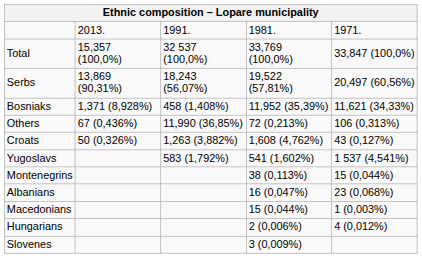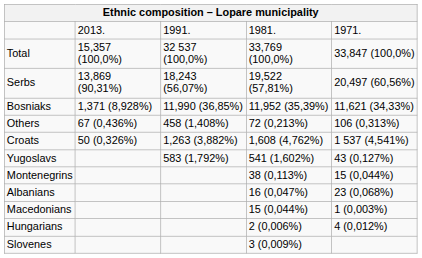(196, 106) 458 (1,408%) -> (203, 106) 11,990 (36,85%)
(203, 123) 11,990 (36,85%) -> (196, 123) 458 (1,408%)
(364, 141) 43 (0,127%) -> (371, 141) 1 537 (4,541%)
(371, 158) 1 537 (4,541%) -> (364, 158) 43 (0,127%)
